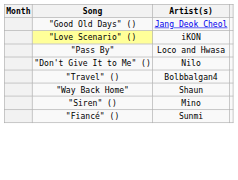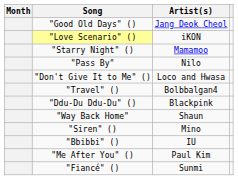+ row: (93, 50)
(191, 50) Loco and Hwasa -> (191, 63) Nilo
(191, 63) Nilo -> (191, 77) Loco and Hwasa
+ row: (93, 103)
+ row: (93, 142)
+ row: (93, 155)
